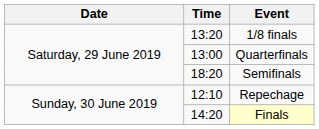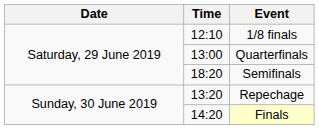(207, 34) 13:20 -> (207, 34) 12:10
(207, 94) 12:10 -> (207, 94) 13:20
